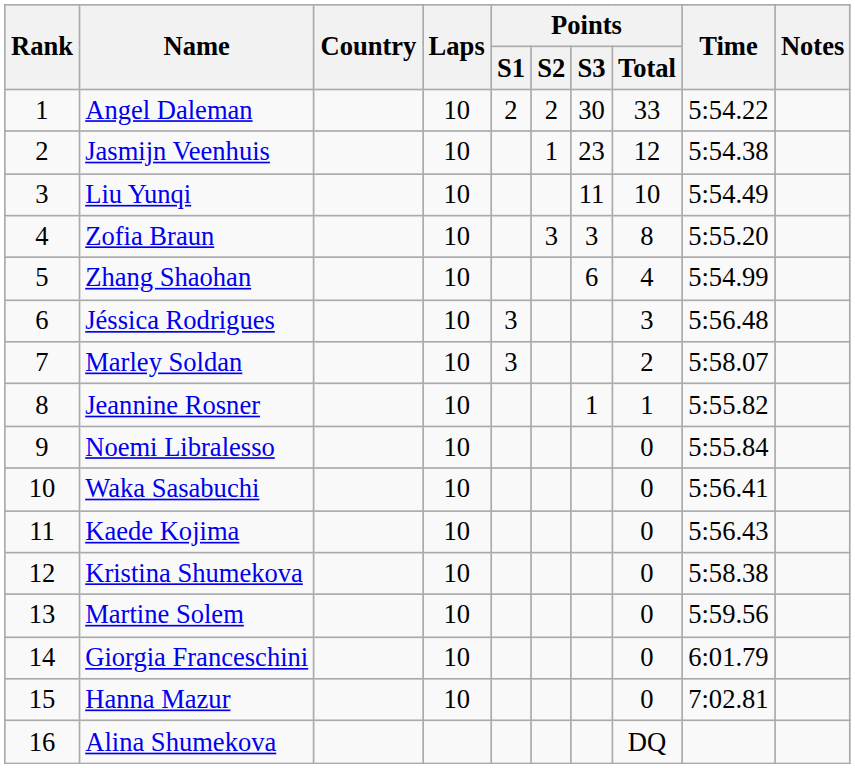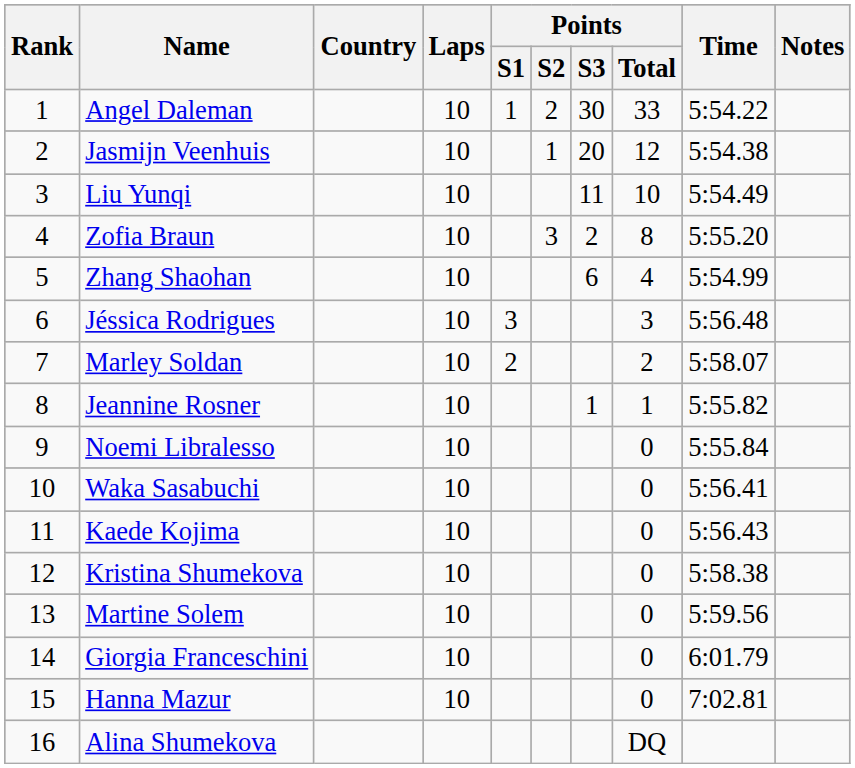(511, 109) 2 -> (511, 109) 1
(592, 151) 23 -> (592, 151) 20
(592, 236) 3 -> (592, 236) 2
(511, 362) 3 -> (511, 362) 2
